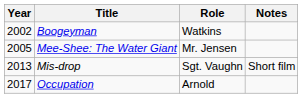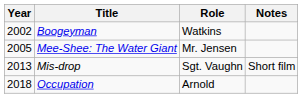(19, 84) 2017 -> (19, 84) 2018
